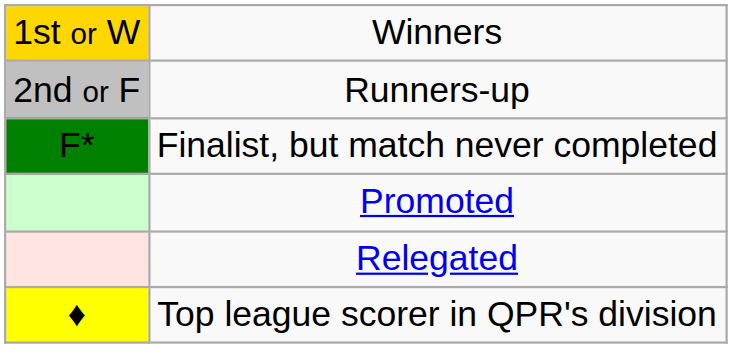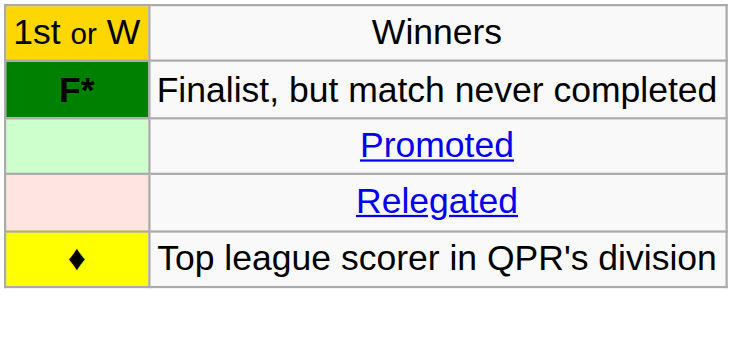- row: (437, 88)
(77, 145) normal -> (77, 88) bold
